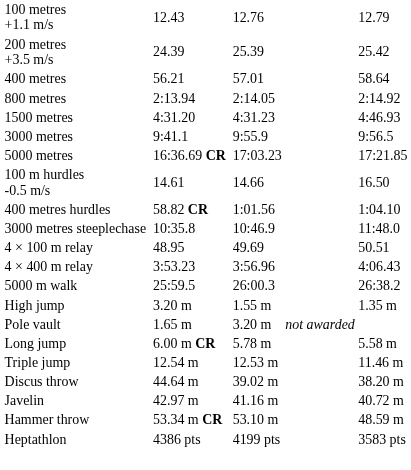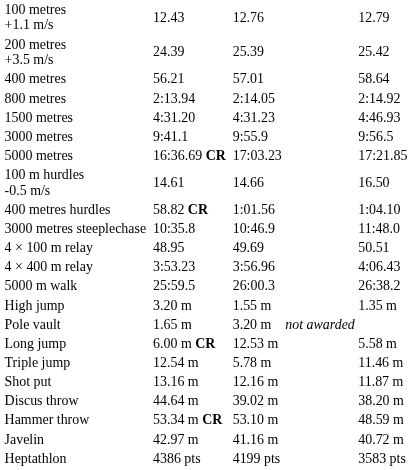(252, 343) 5.78 m -> (256, 343) 12.53 m
(256, 362) 12.53 m -> (252, 362) 5.78 m
+ row: (28, 381)
rows swapped: (47, 420) <-> (24, 401)
